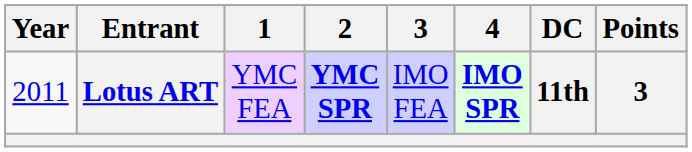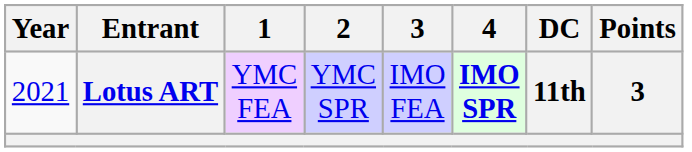(41, 91) 2011 -> (41, 91) 2021
(345, 91) bold -> (343, 91) normal
